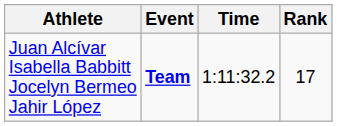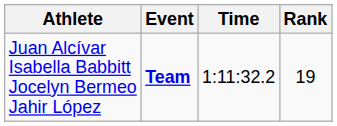(305, 77) 17 -> (305, 77) 19
